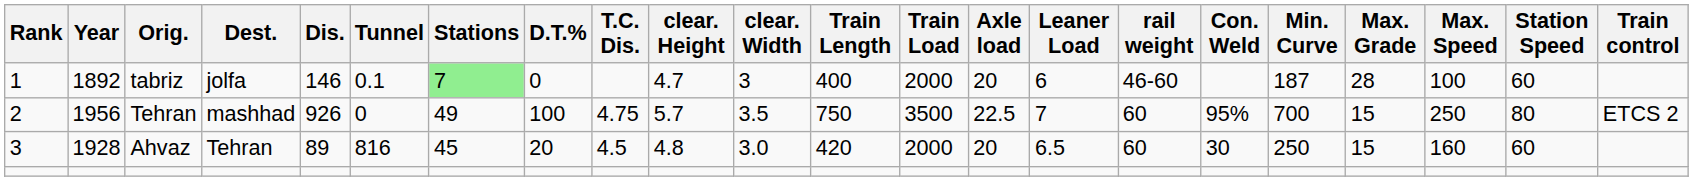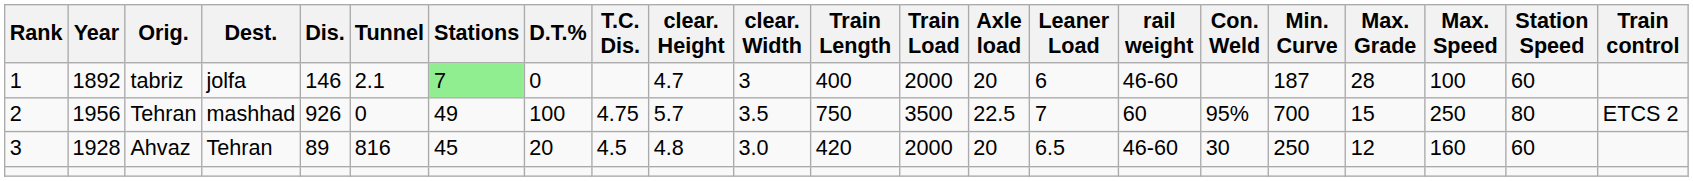(370, 80) 0.1 -> (370, 80) 2.1
(1135, 148) 60 -> (1150, 148) 46-60
(1363, 148) 15 -> (1363, 148) 12
